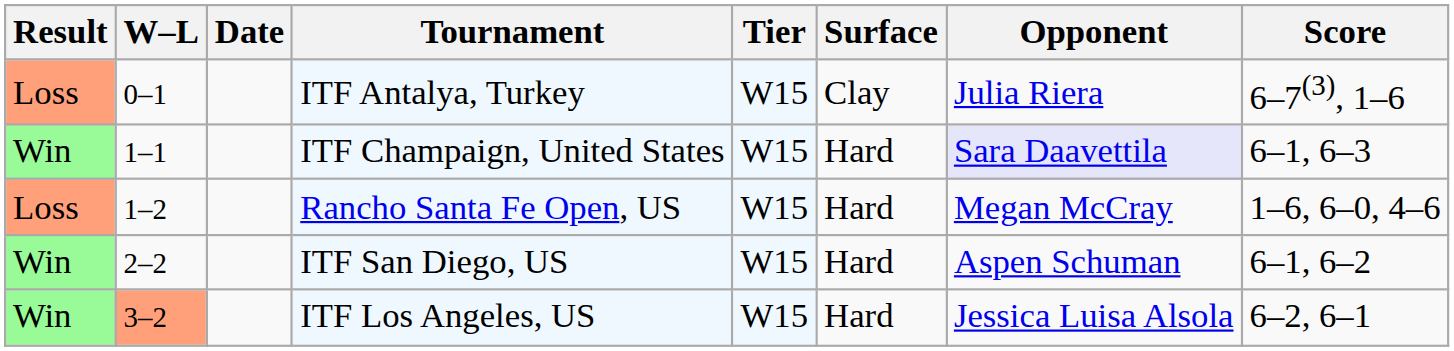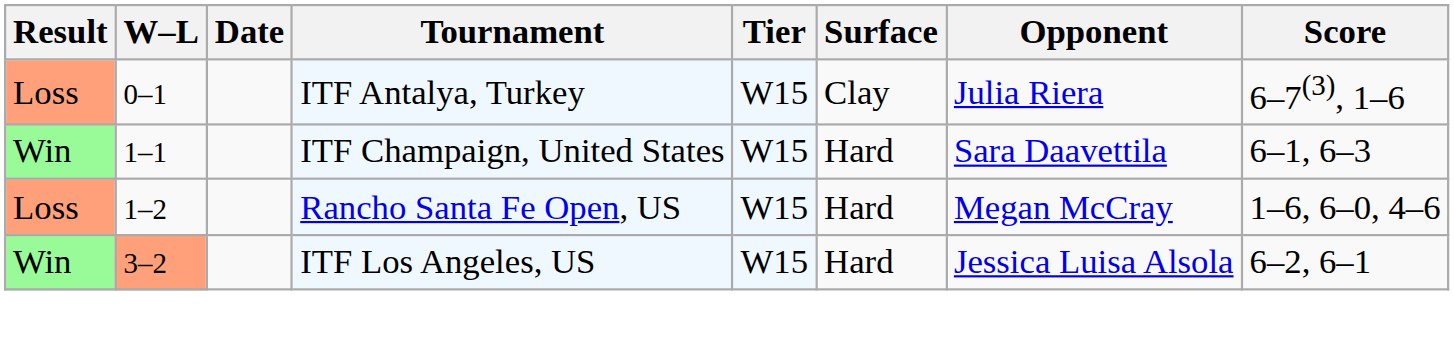(1060, 151) lavender background -> (1060, 151) no background
- row: (434, 261)
